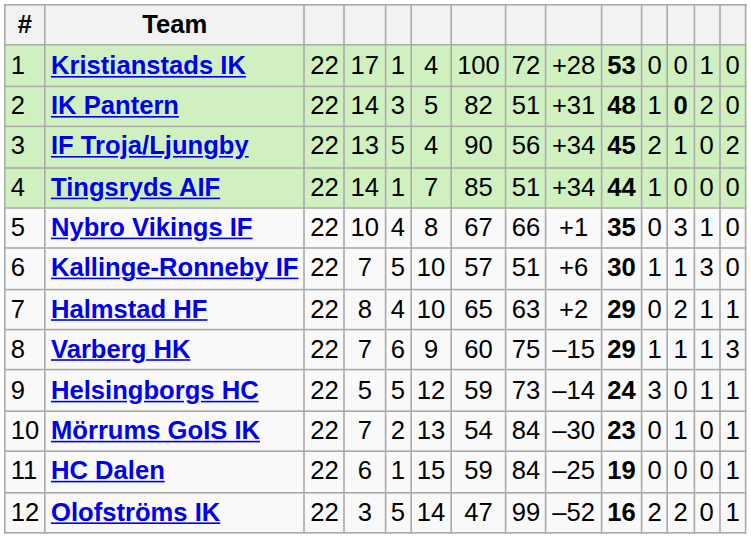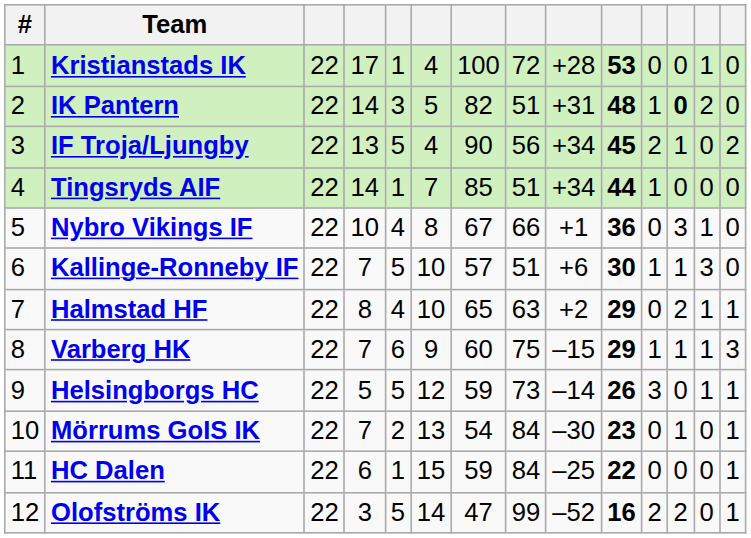(621, 227) 35 -> (621, 227) 36
(621, 390) 24 -> (621, 390) 26
(621, 471) 19 -> (621, 471) 22
